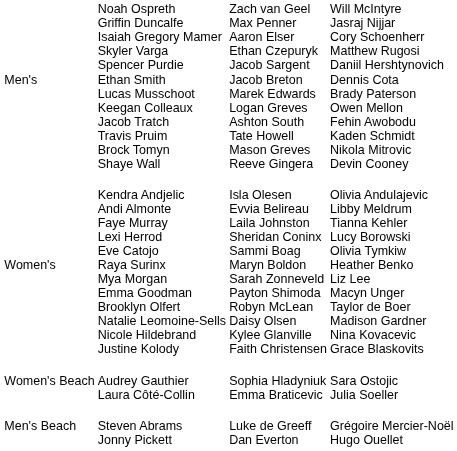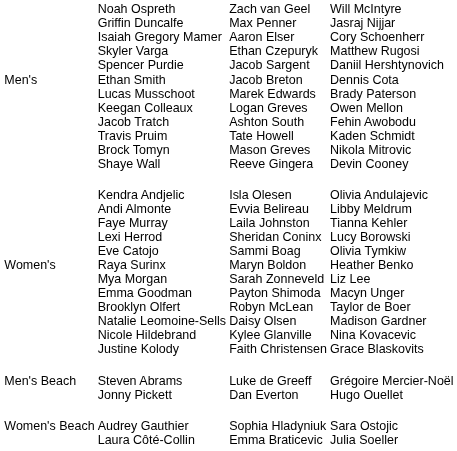rows swapped: (40, 426) <-> (49, 380)
